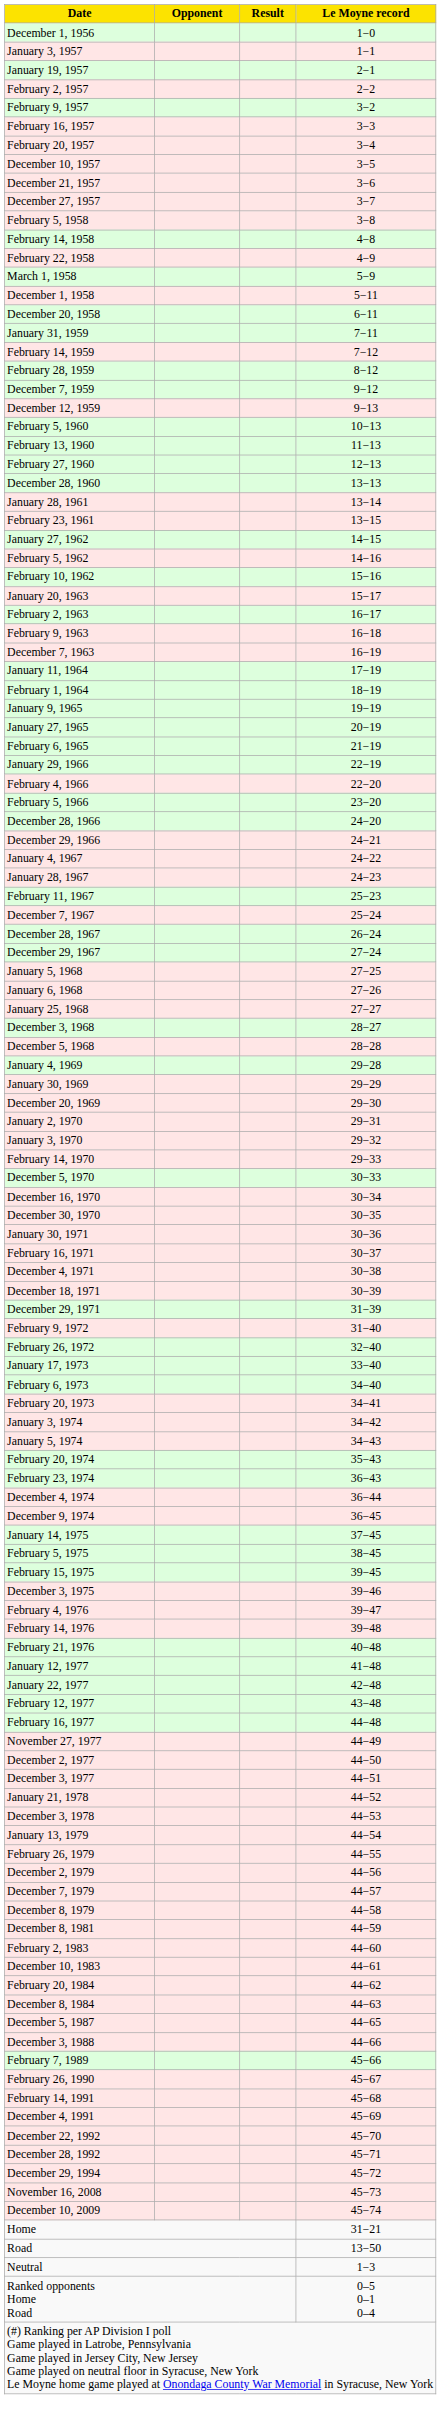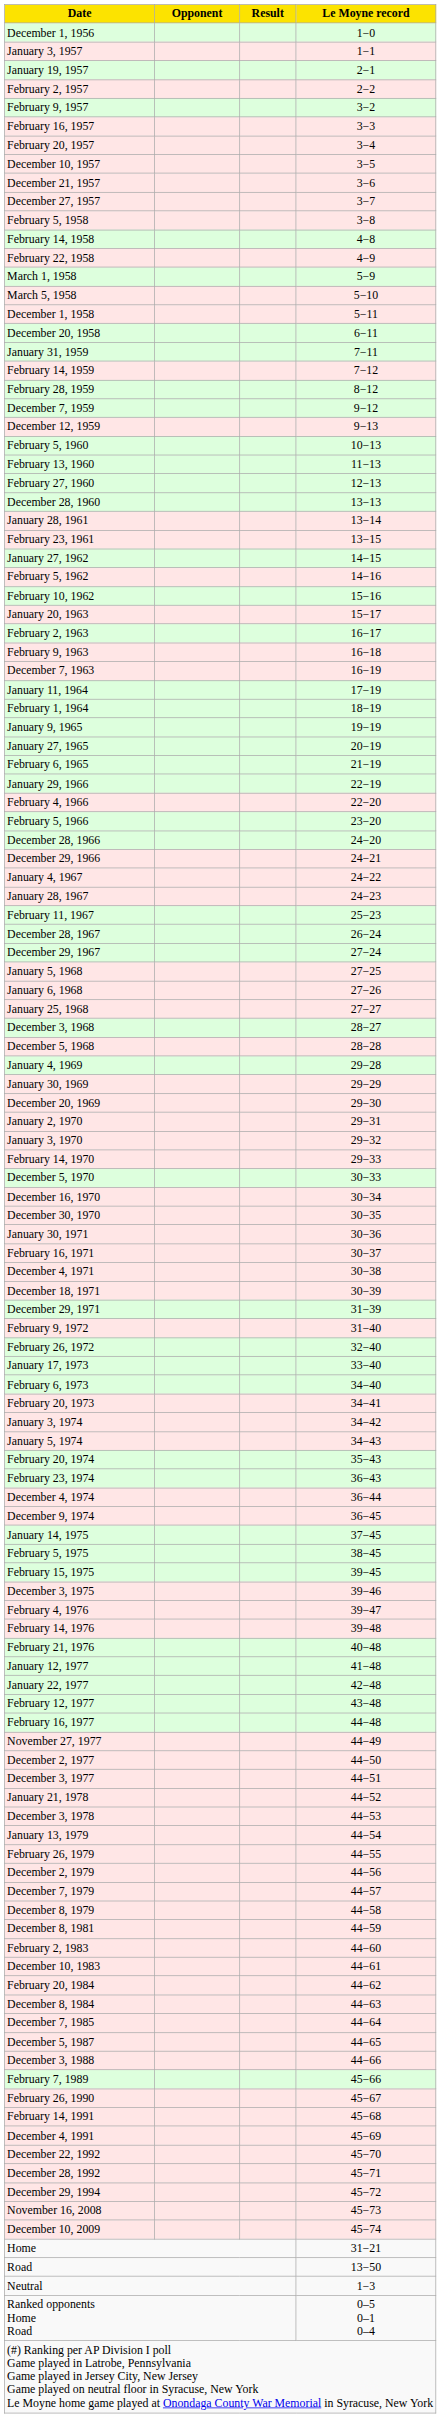+ row: (42, 295)
- row: (51, 915)
+ row: (51, 2023)
